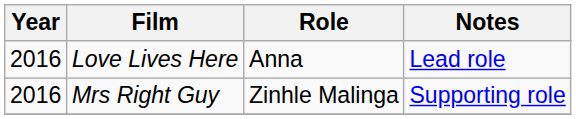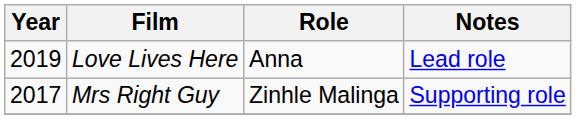(36, 59) 2016 -> (36, 59) 2019
(36, 95) 2016 -> (36, 95) 2017
